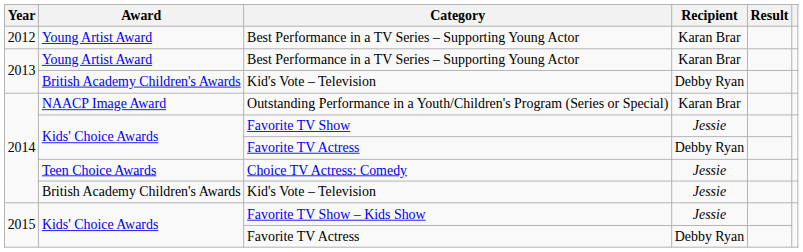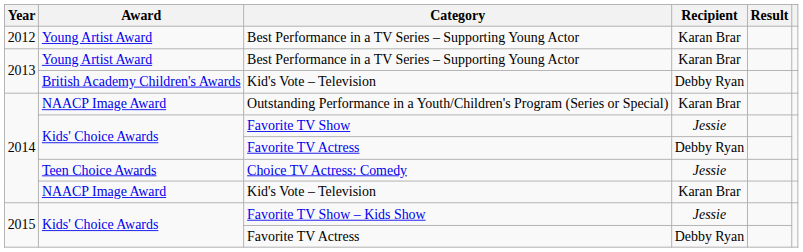(141, 192) British Academy Children's Awards -> (104, 192) NAACP Image Award
(709, 192) Jessie -> (709, 192) Karan Brar
